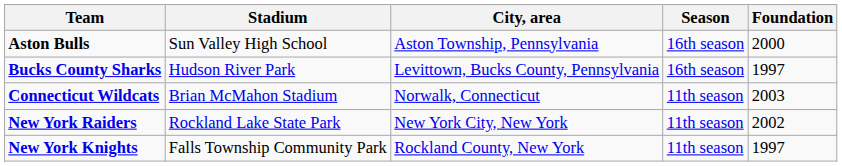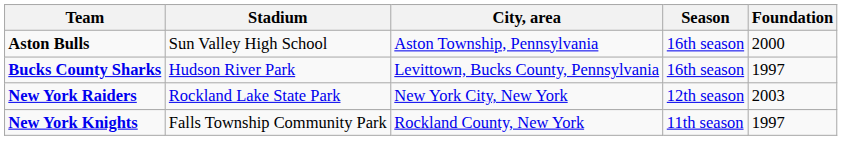- row: (84, 95)
(705, 122) 11th season -> (705, 95) 12th season
(768, 122) 2002 -> (768, 95) 2003
